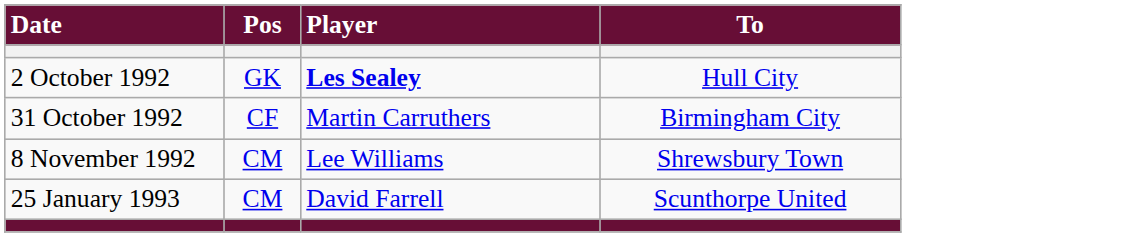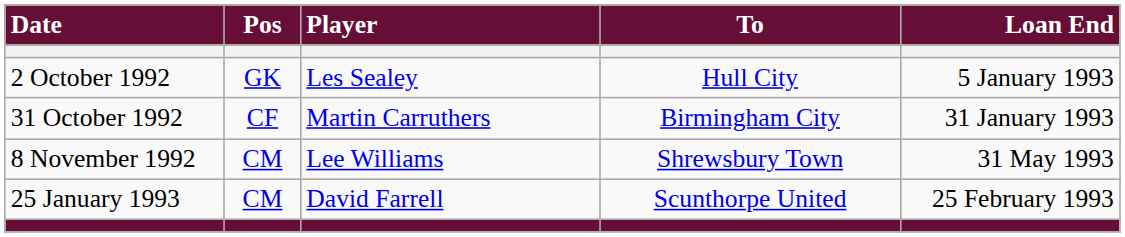+ column: (1010, 51)
(364, 77) bold -> (362, 77) normal
